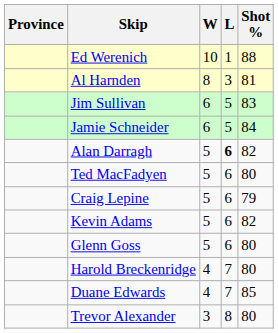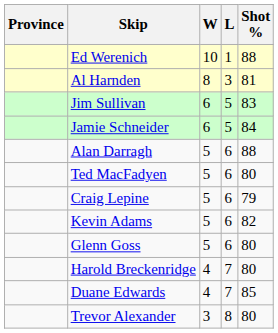(228, 151) bold -> (228, 151) normal
(249, 151) 82 -> (249, 151) 88
